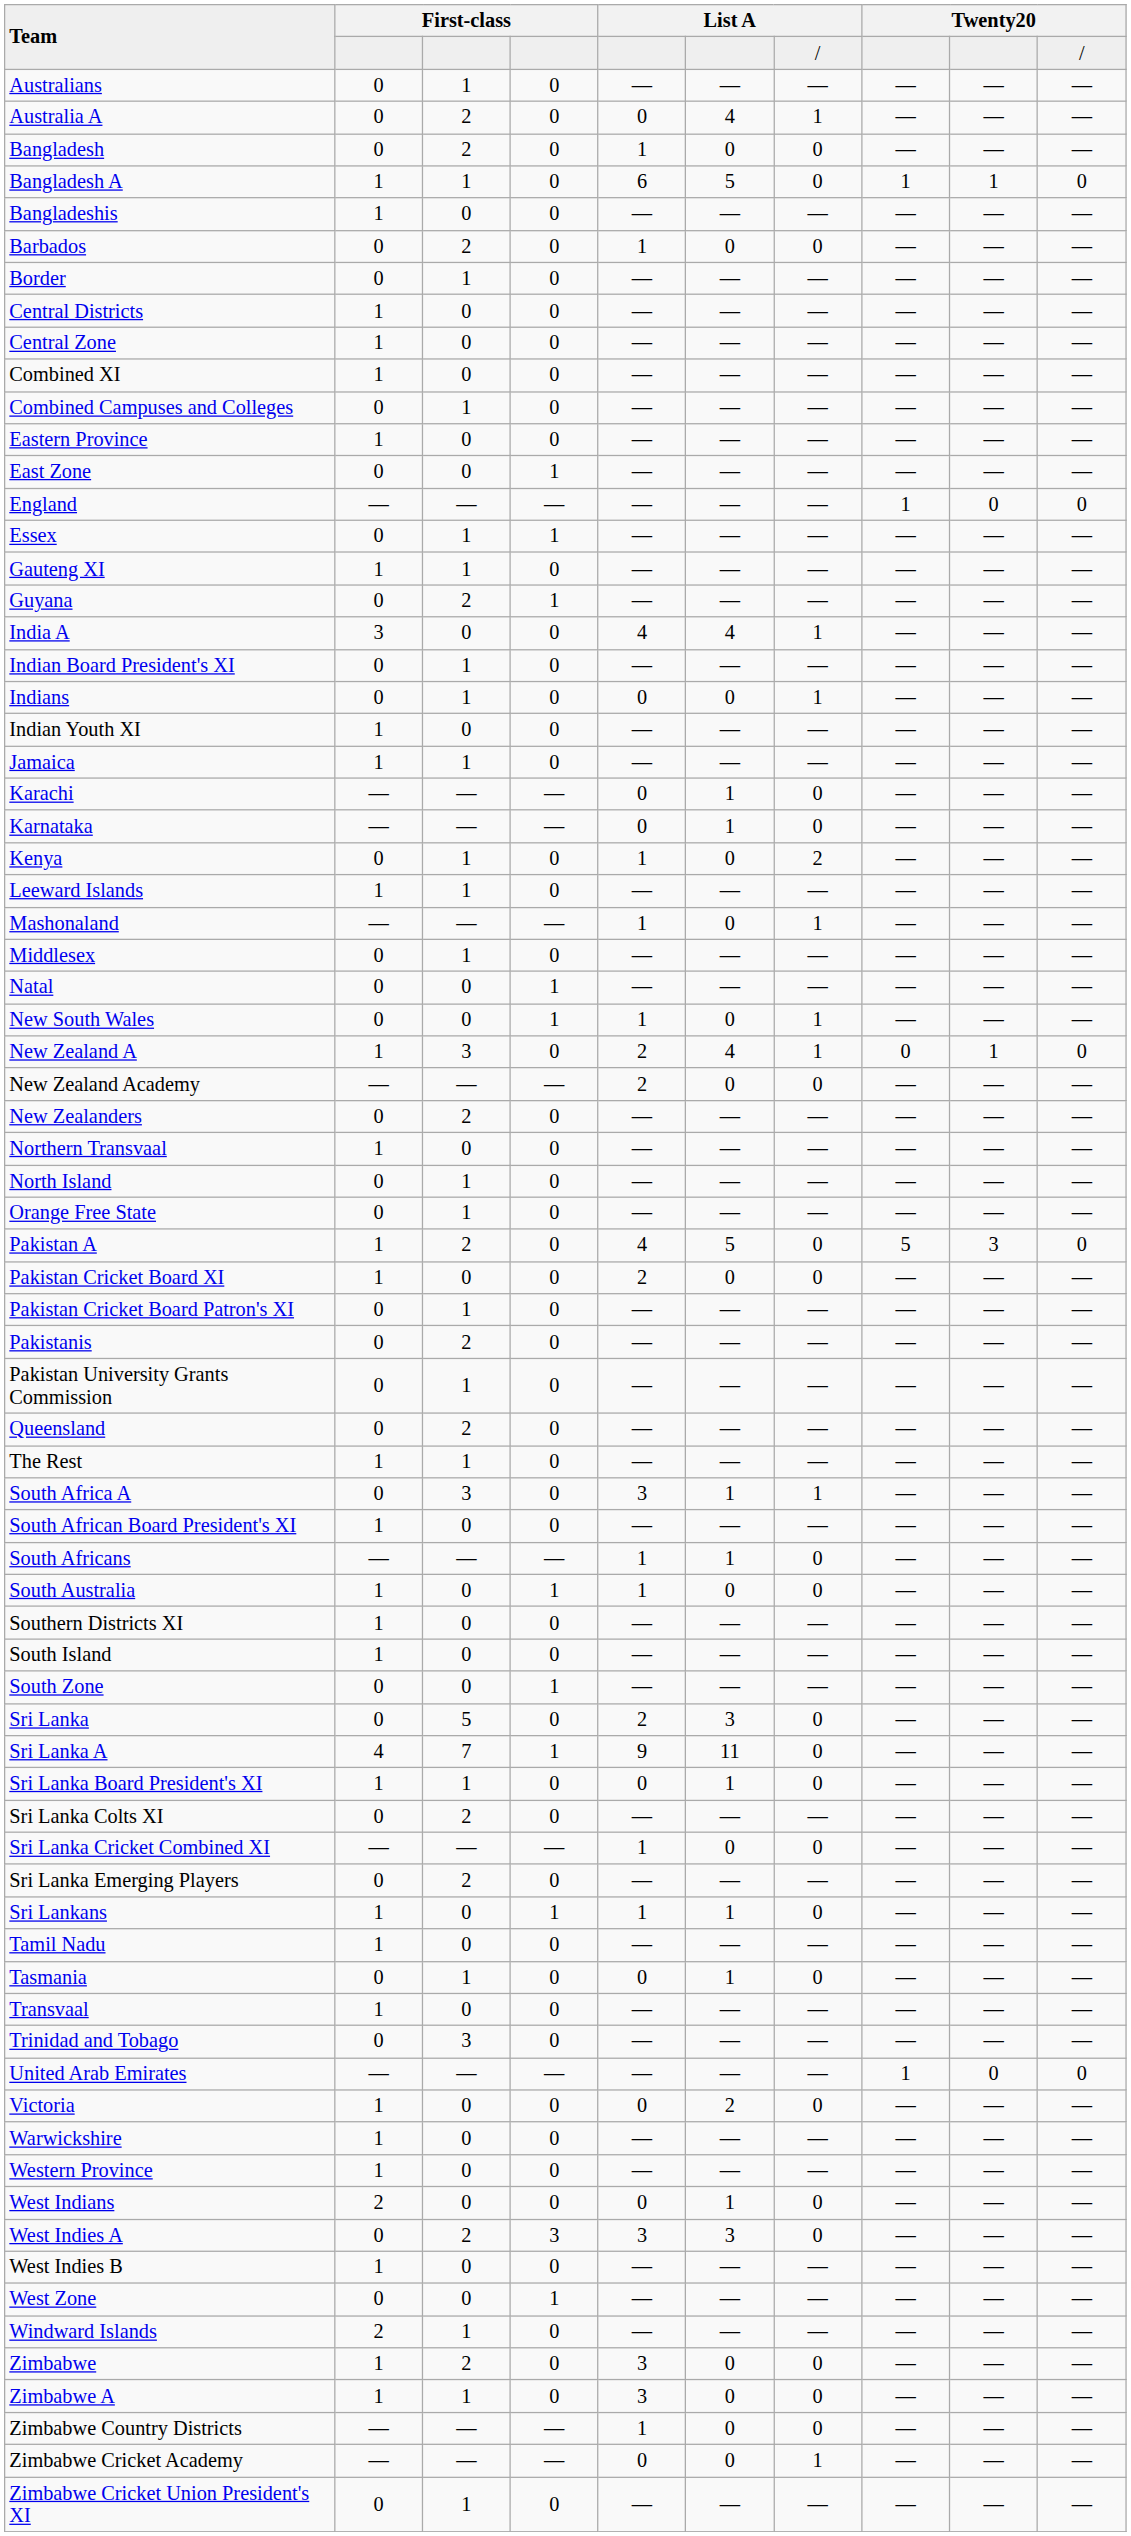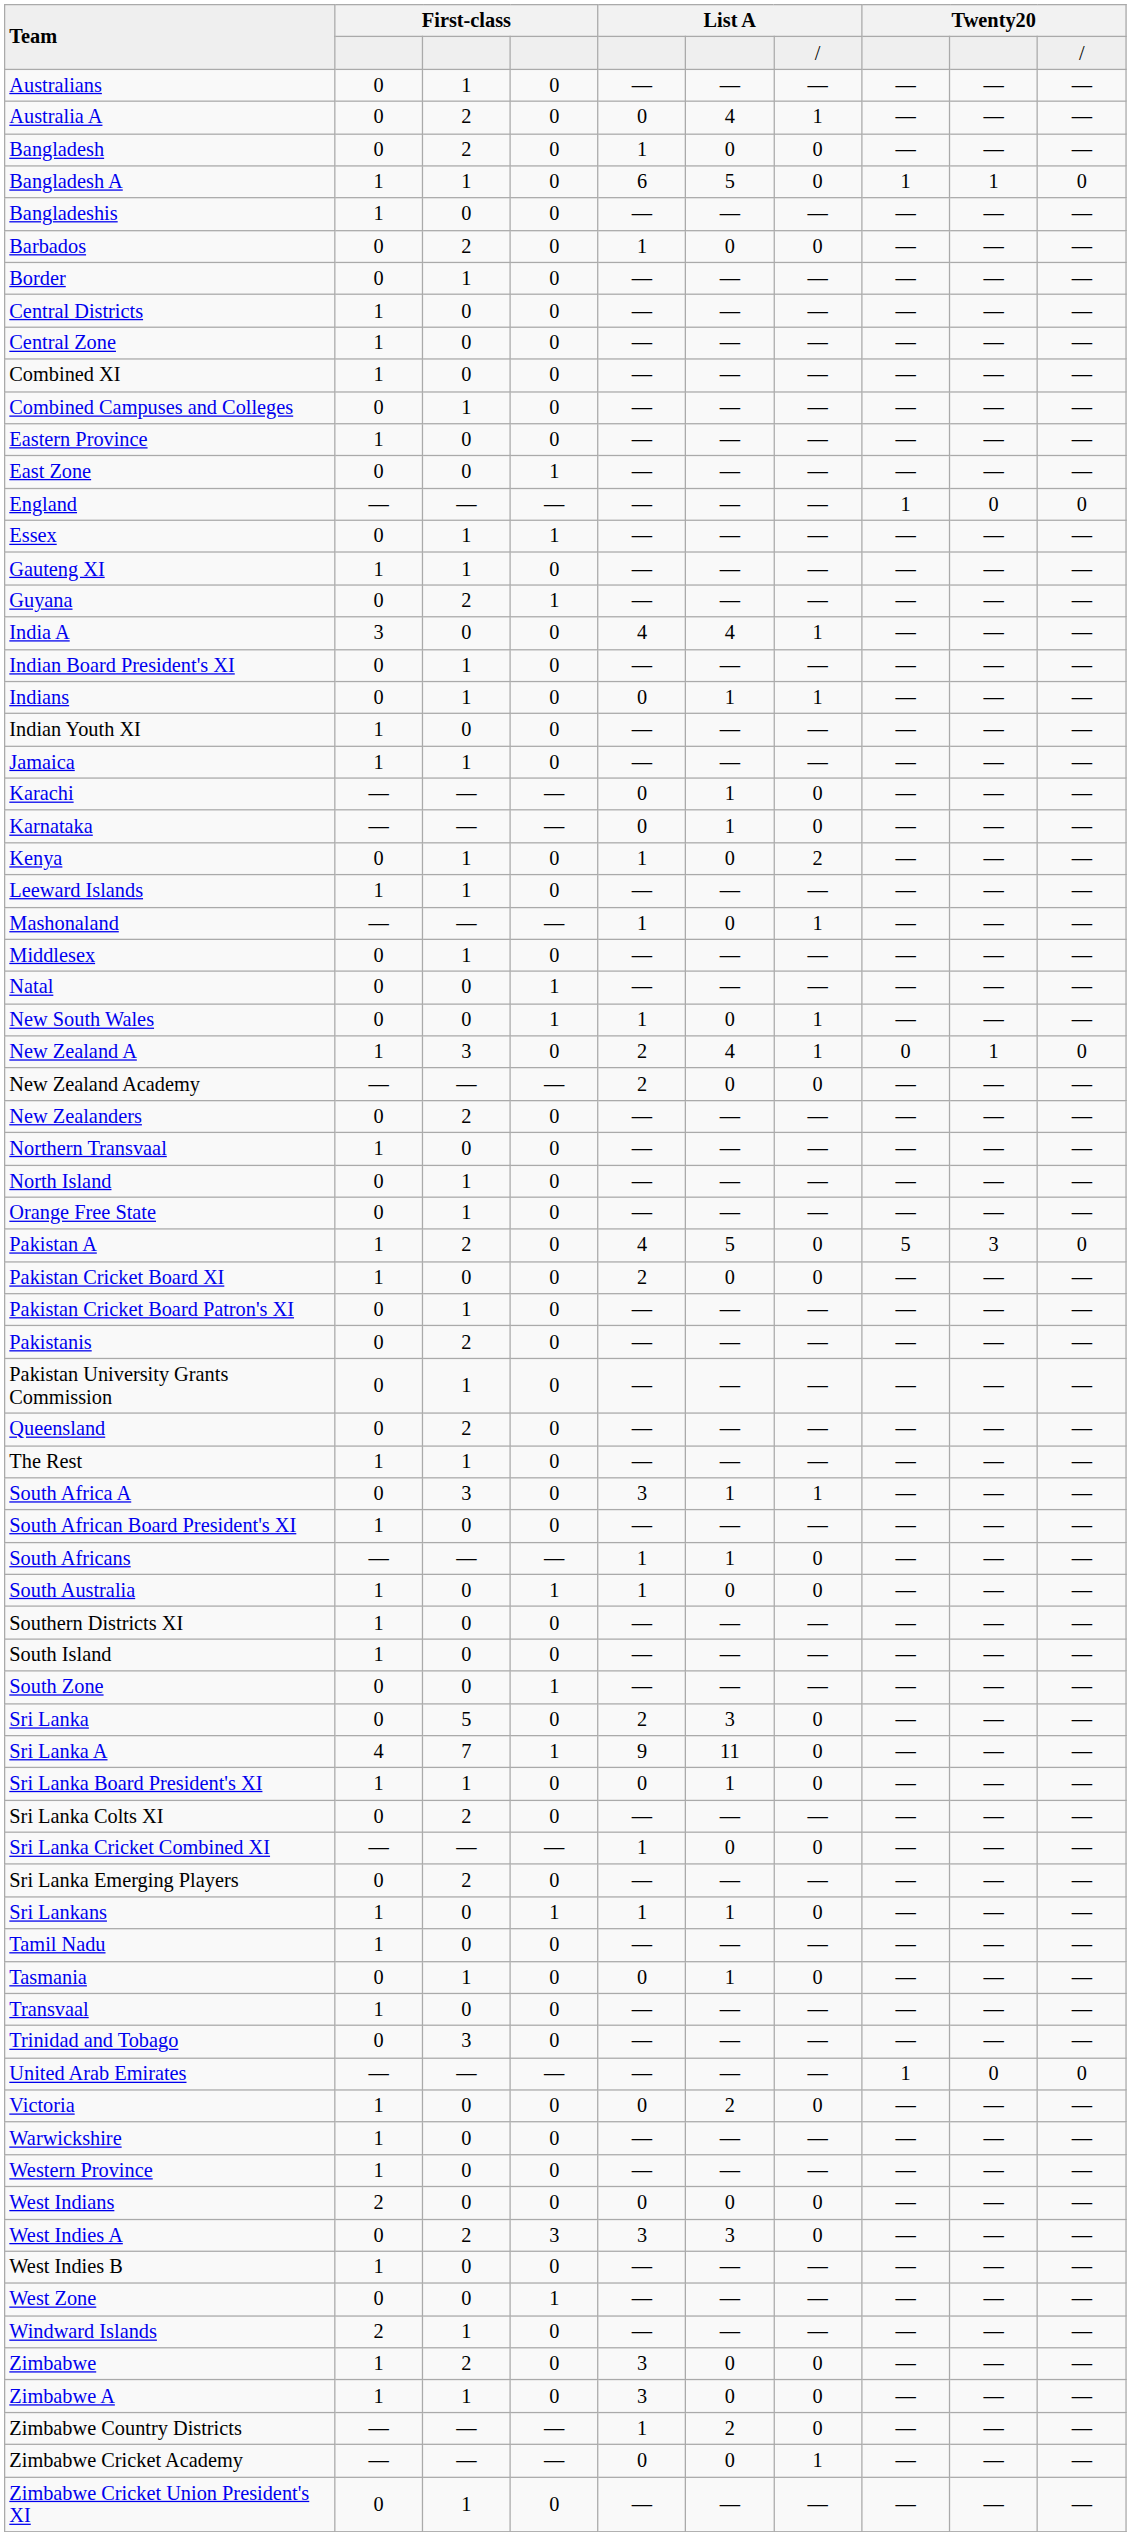(730, 697) 0 -> (730, 697) 1
(730, 2202) 1 -> (730, 2202) 0
(730, 2428) 0 -> (730, 2428) 2
